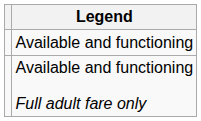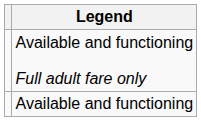rows swapped: (104, 42) <-> (104, 85)
